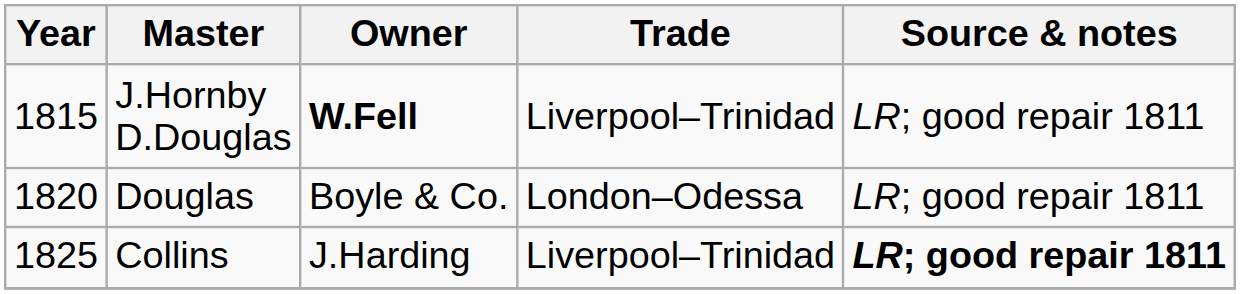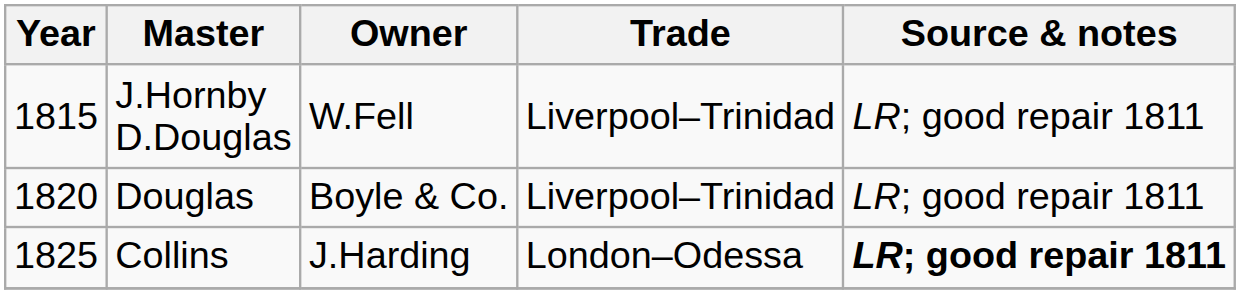(364, 115) bold -> (361, 115) normal
(664, 196) London–Odessa -> (680, 196) Liverpool–Trinidad
(680, 256) Liverpool–Trinidad -> (664, 256) London–Odessa
